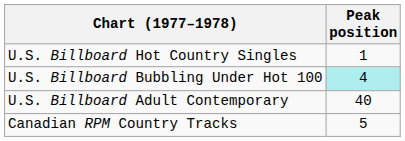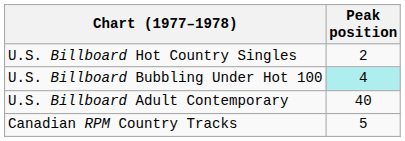(363, 56) 1 -> (363, 56) 2
